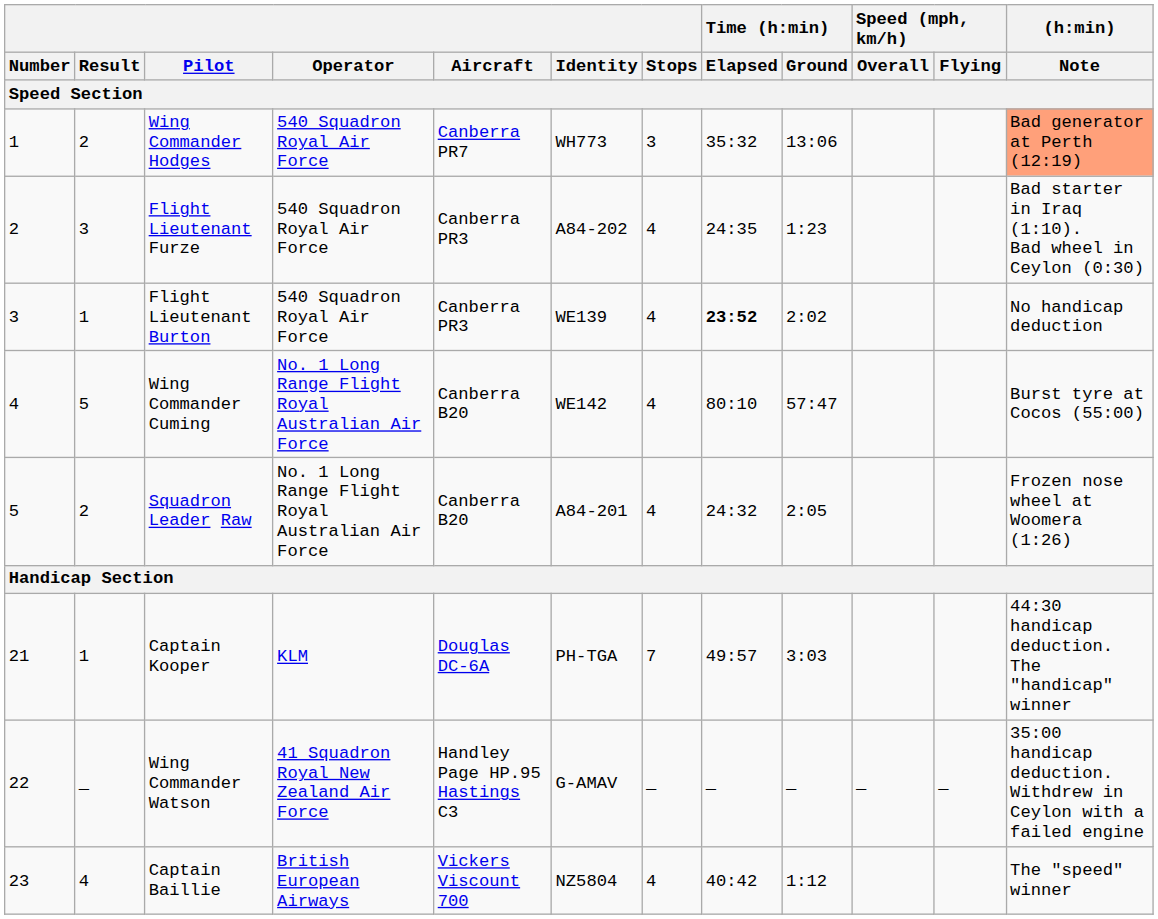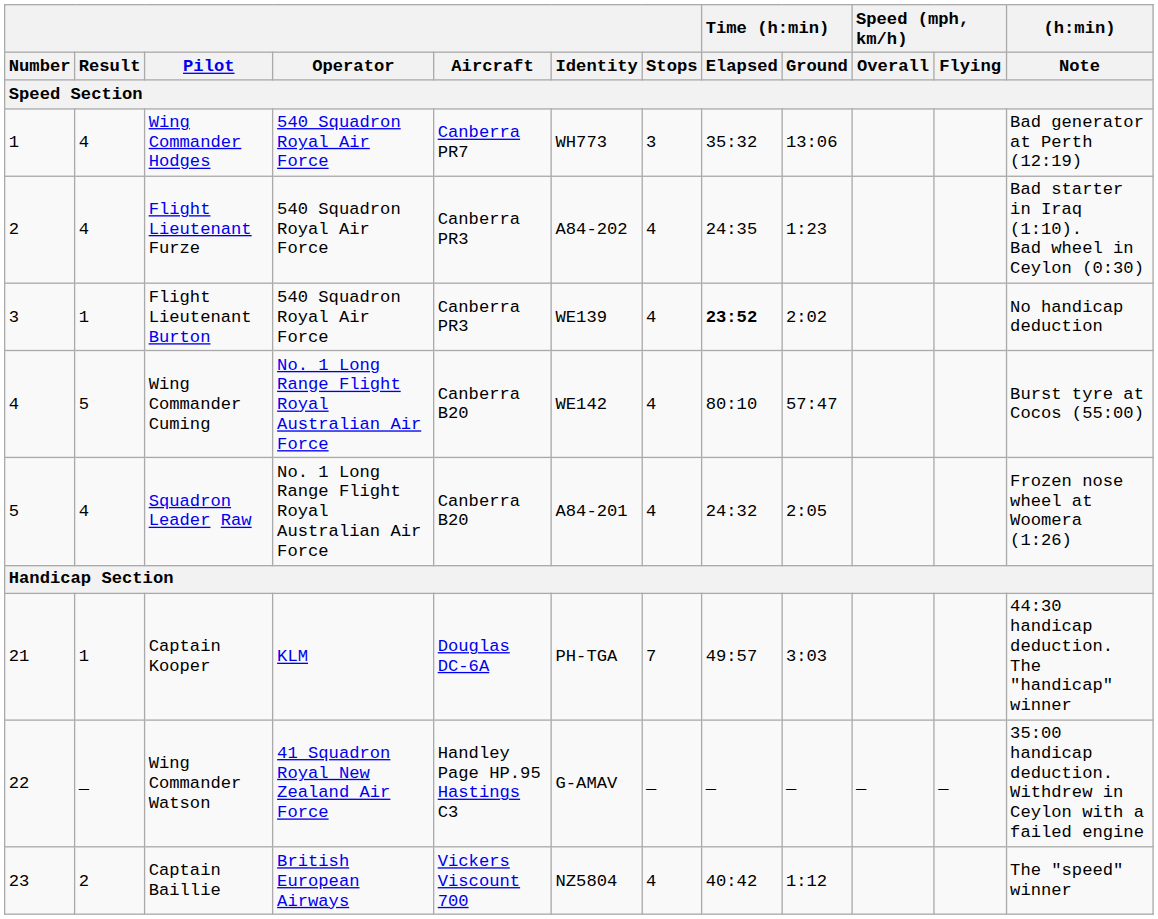(84, 142) 2 -> (84, 142) 4
(1077, 142) lightsalmon background -> (1077, 142) no background
(84, 230) 3 -> (84, 230) 4
(84, 511) 2 -> (84, 511) 4
(84, 881) 4 -> (84, 881) 2
